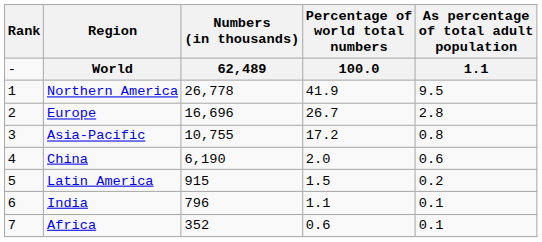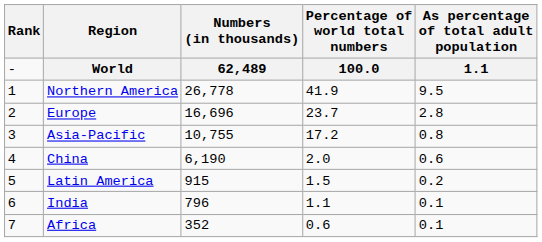(322, 114) 26.7 -> (322, 114) 23.7
